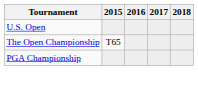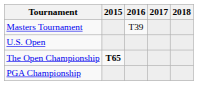+ row: (45, 27)
(113, 42) normal -> (113, 58) bold
